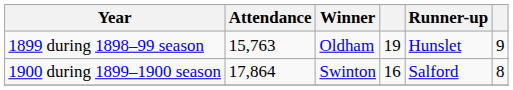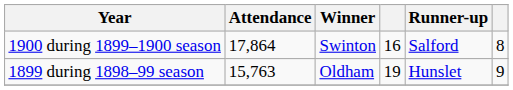rows swapped: (106, 44) <-> (115, 71)
